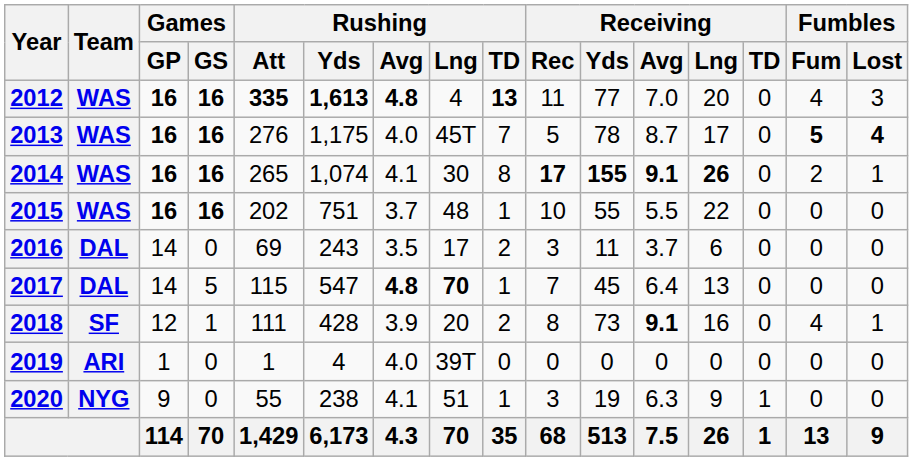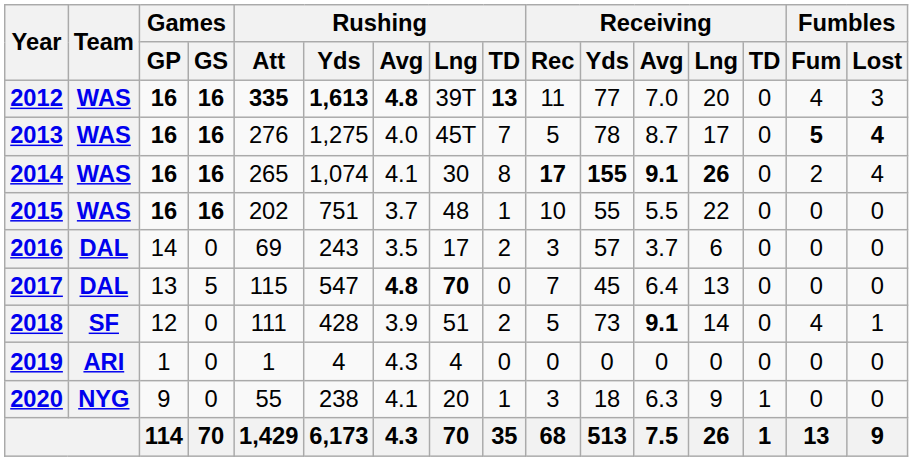(456, 98) 4 -> (456, 98) 39T
(339, 135) 1,175 -> (339, 135) 1,275
(877, 173) 1 -> (877, 173) 4
(607, 248) 11 -> (607, 248) 57
(164, 286) 14 -> (164, 286) 13
(504, 286) 1 -> (504, 286) 0
(211, 323) 1 -> (211, 323) 0
(456, 323) 20 -> (456, 323) 51
(553, 323) 8 -> (553, 323) 5
(716, 323) 16 -> (716, 323) 14
(401, 361) 4.0 -> (401, 361) 4.3
(456, 361) 39T -> (456, 361) 4
(456, 398) 51 -> (456, 398) 20
(607, 398) 19 -> (607, 398) 18
